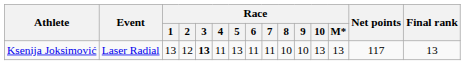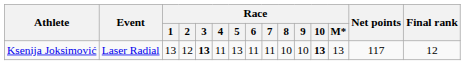(320, 50) normal -> (320, 50) bold
(432, 50) 13 -> (432, 50) 12
